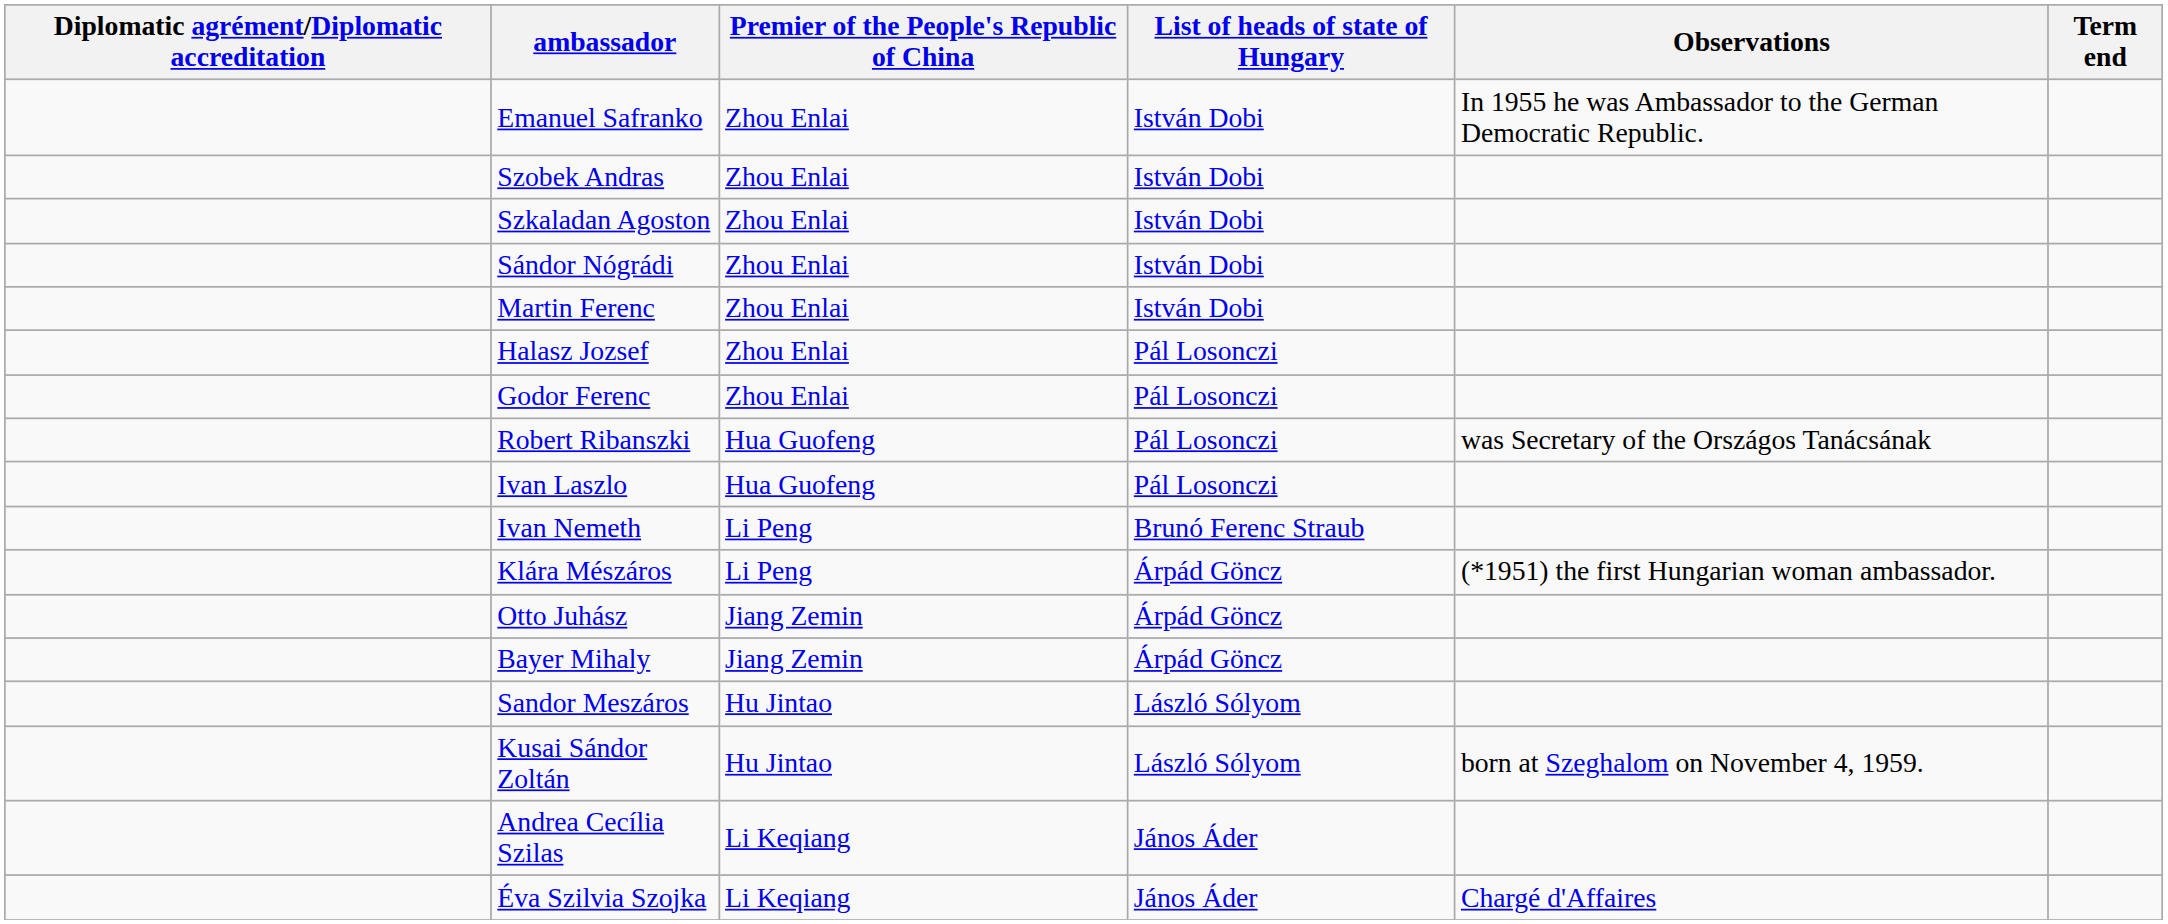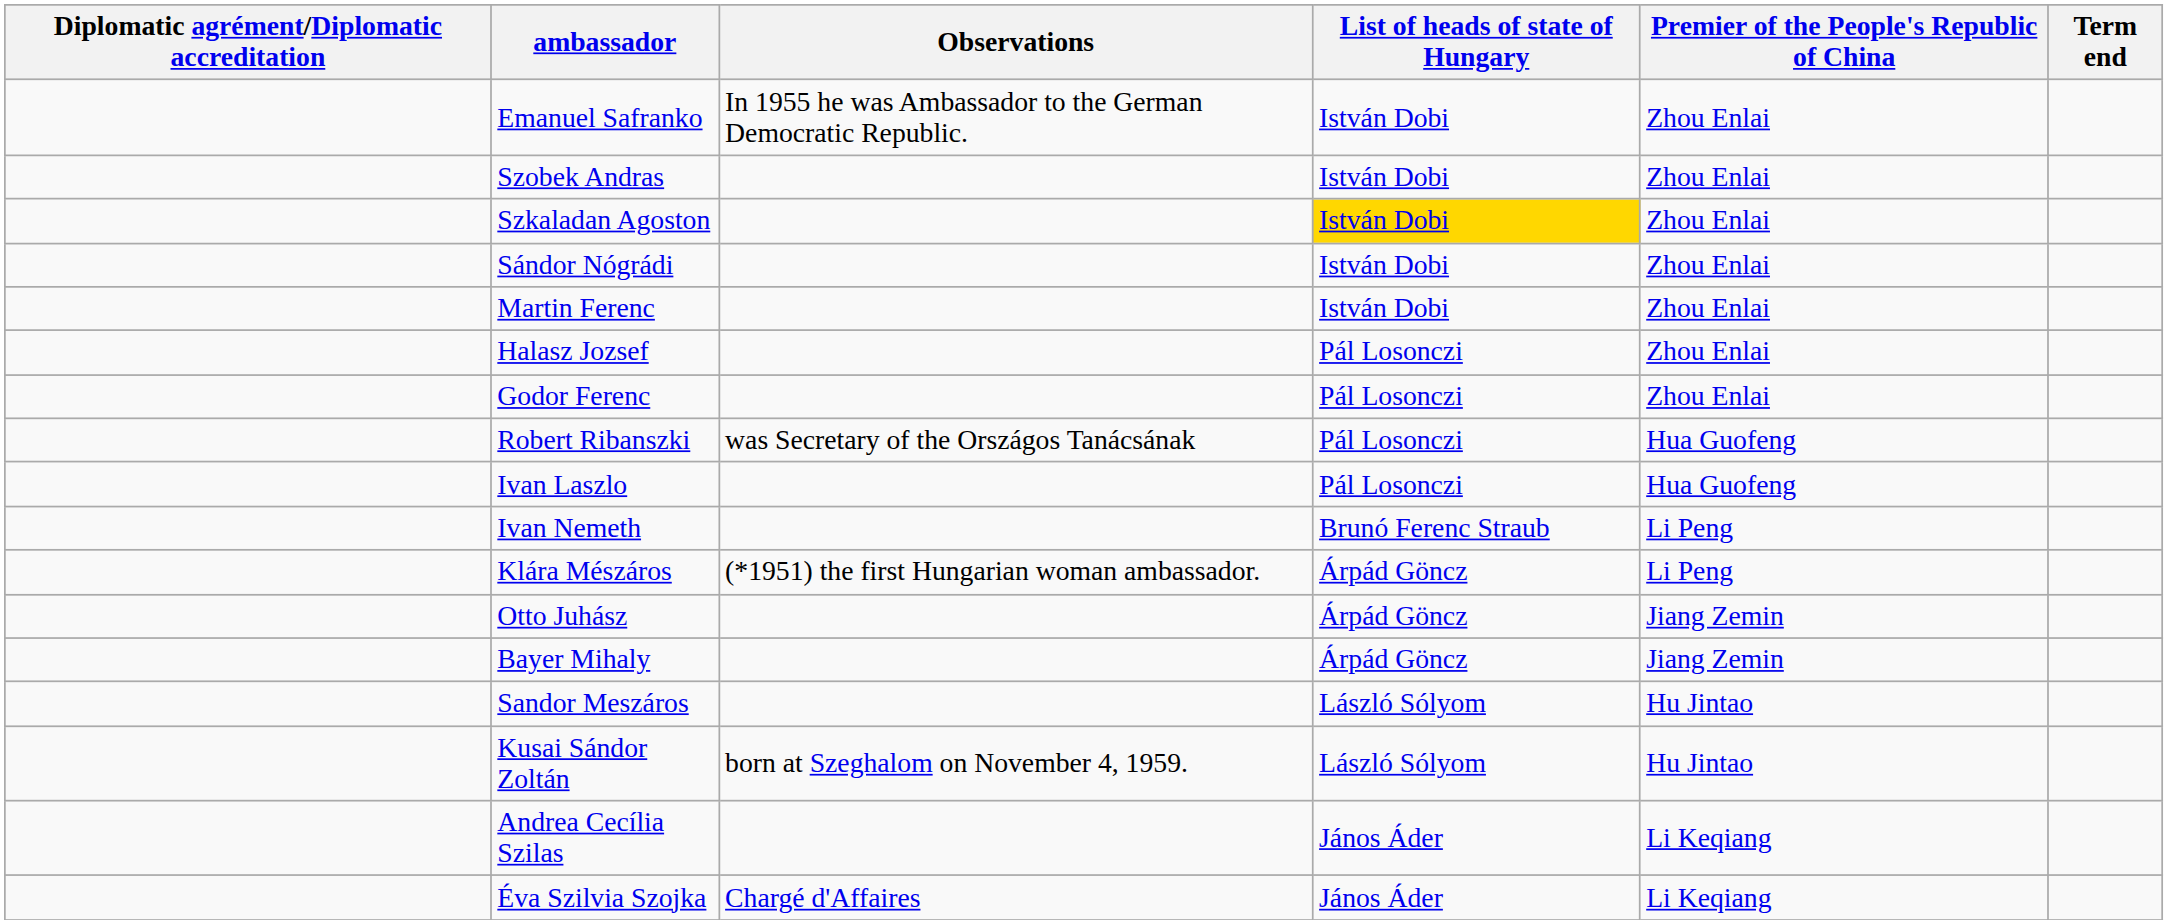columns swapped: (1752, 42) <-> (923, 42)
(1199, 220) no background -> (1384, 220) gold background
